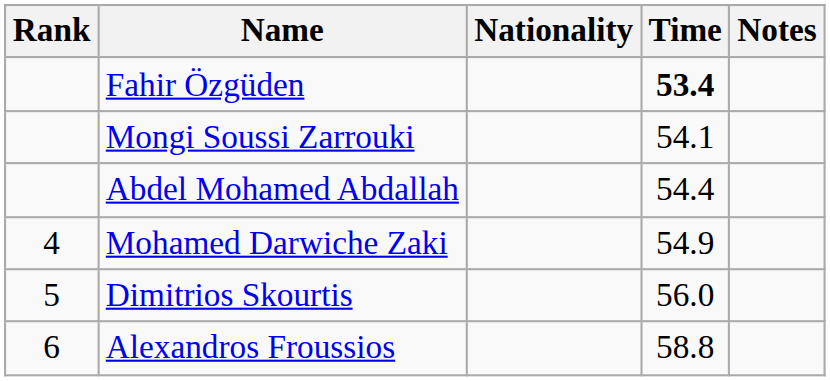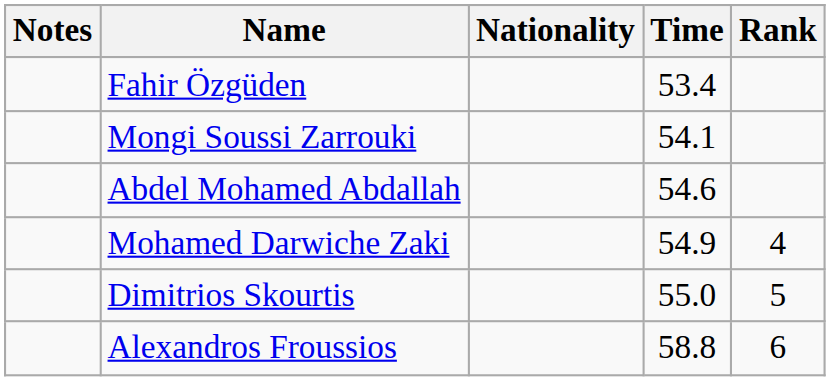columns swapped: (52, 30) <-> (777, 30)
(685, 83) bold -> (687, 83) normal
(685, 189) 54.4 -> (687, 189) 54.6
(685, 294) 56.0 -> (687, 294) 55.0
